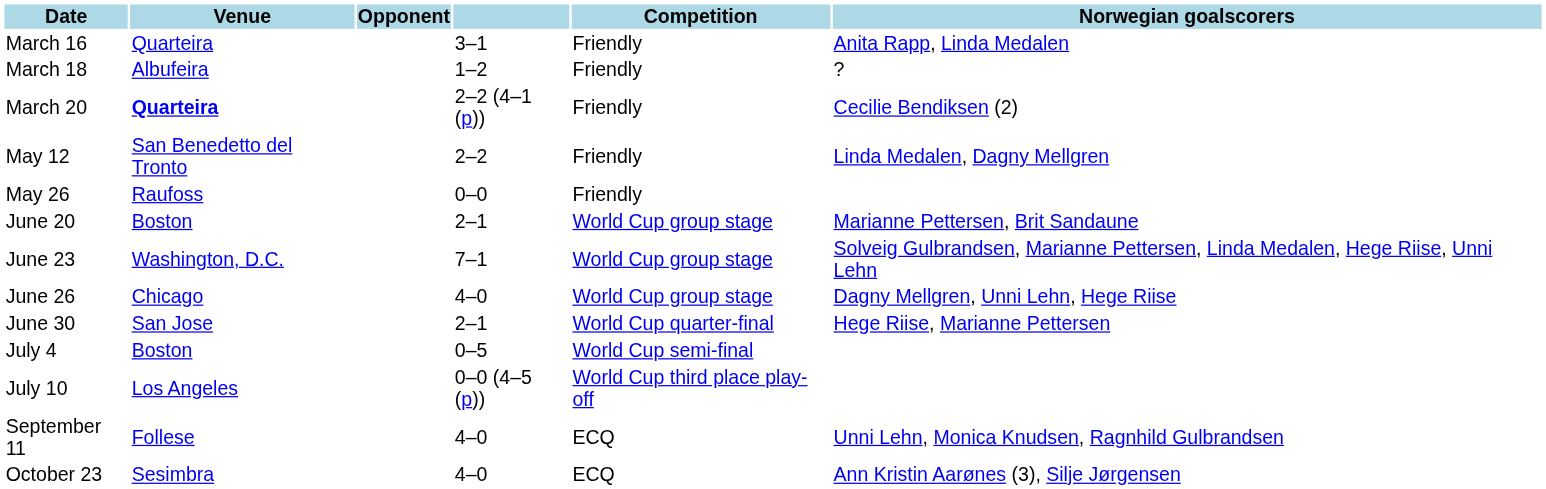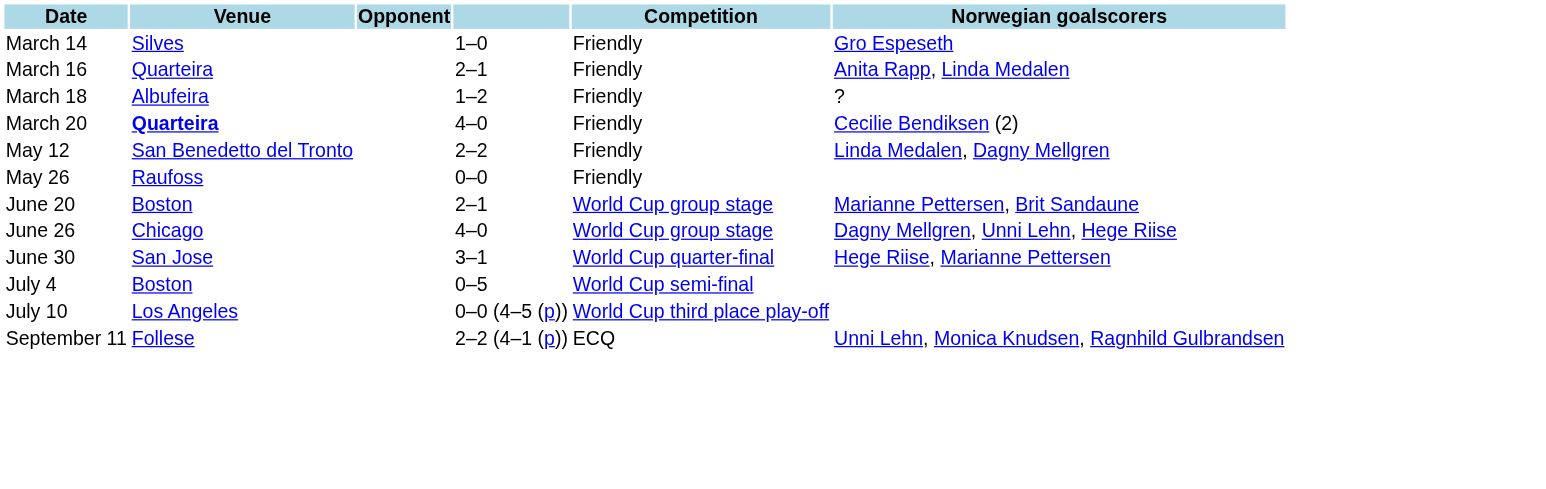+ row: (46, 43)
(471, 43) 3–1 -> (471, 70) 2–1
(493, 108) 2–2 (4–1 (p)) -> (471, 123) 4–0
- row: (40, 259)
(471, 323) 2–1 -> (471, 258) 3–1
(471, 437) 4–0 -> (511, 338) 2–2 (4–1 (p))
- row: (54, 475)
